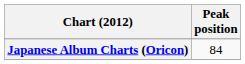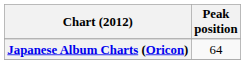(216, 49) 84 -> (216, 49) 64
